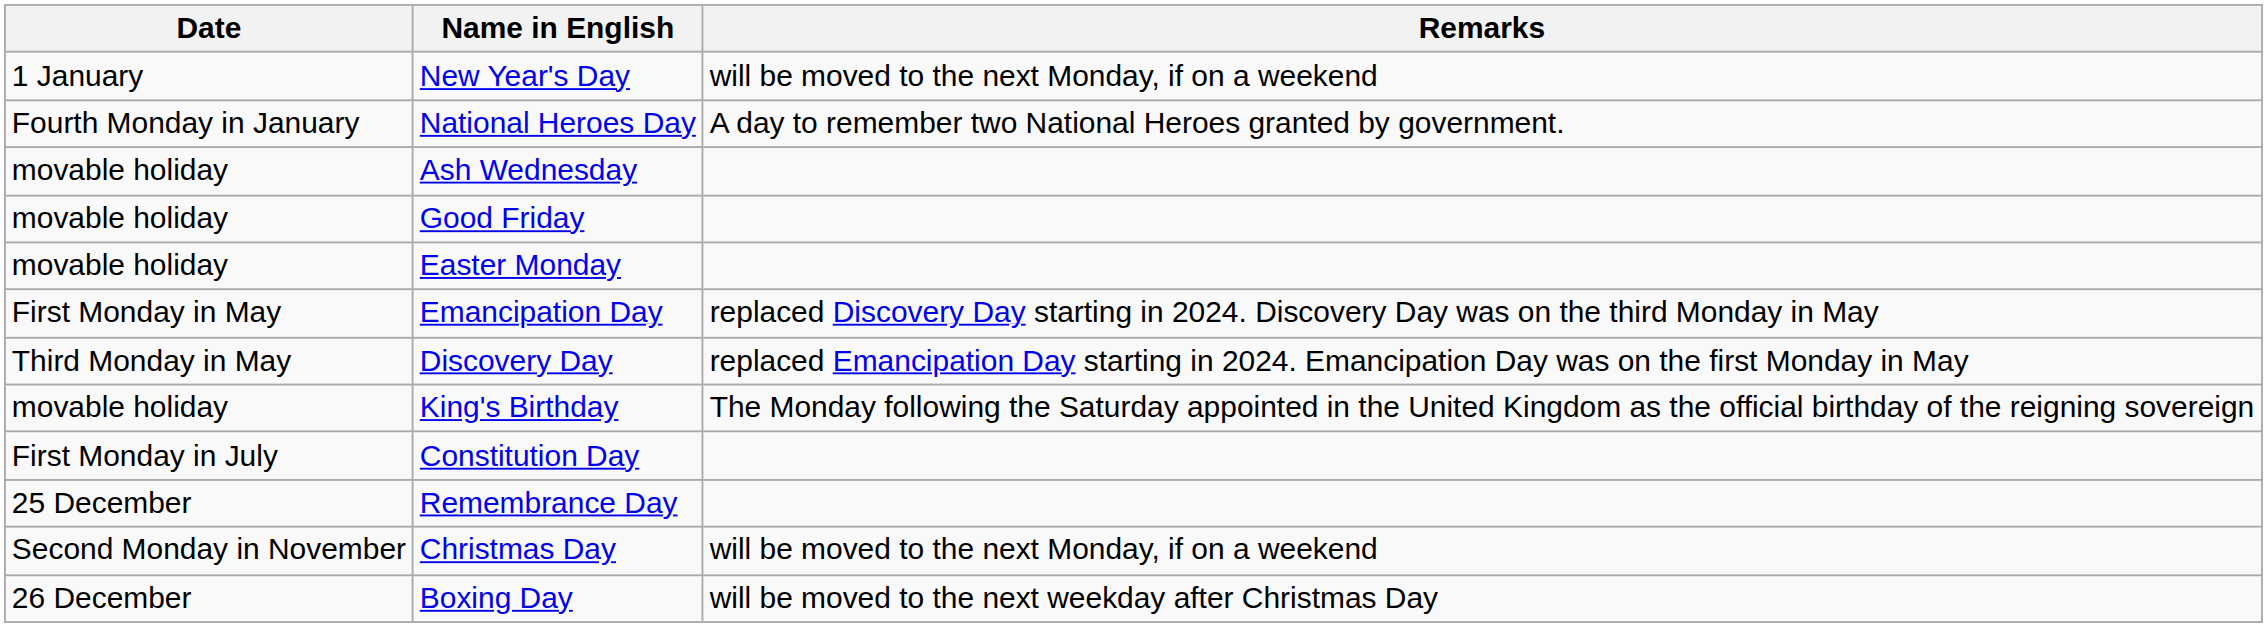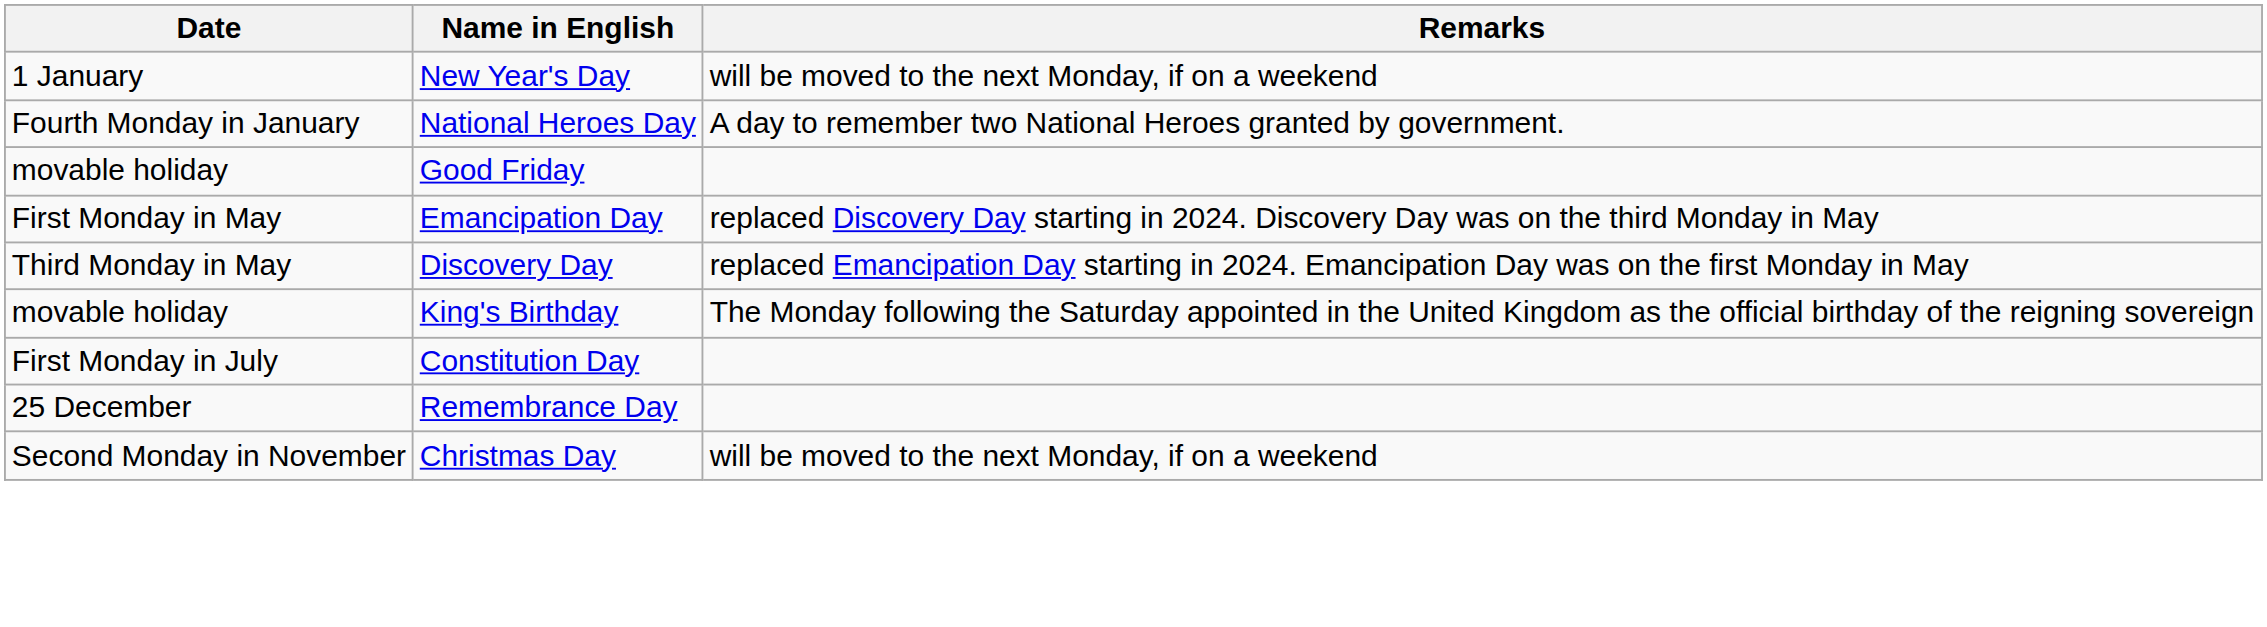- row: (528, 170)
- row: (520, 265)
- row: (496, 597)
